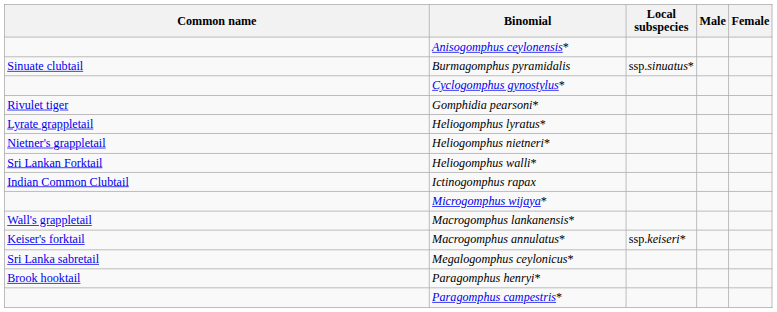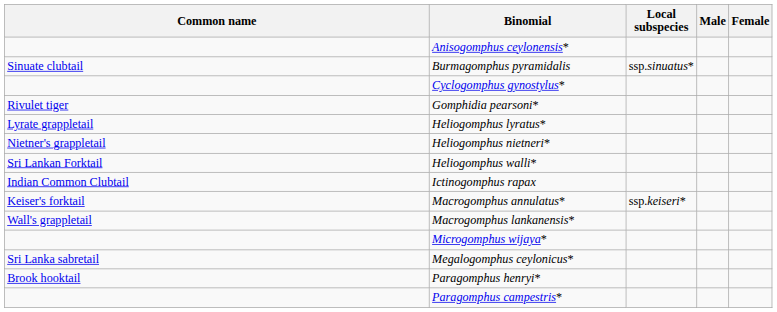rows swapped: (499, 239) <-> (489, 201)
